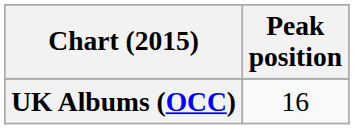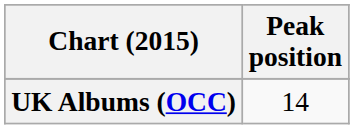(295, 100) 16 -> (295, 100) 14
